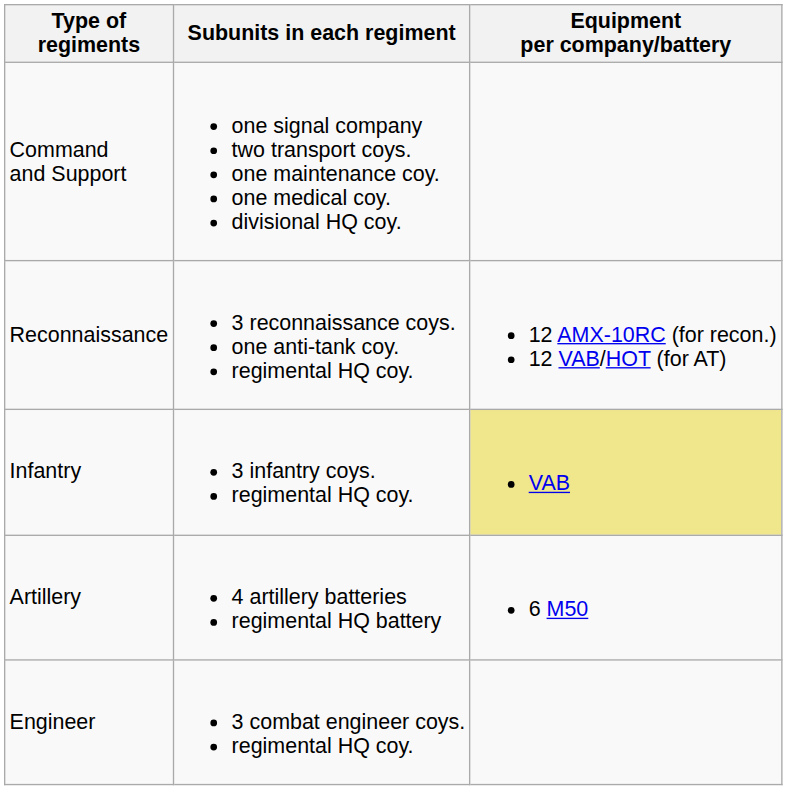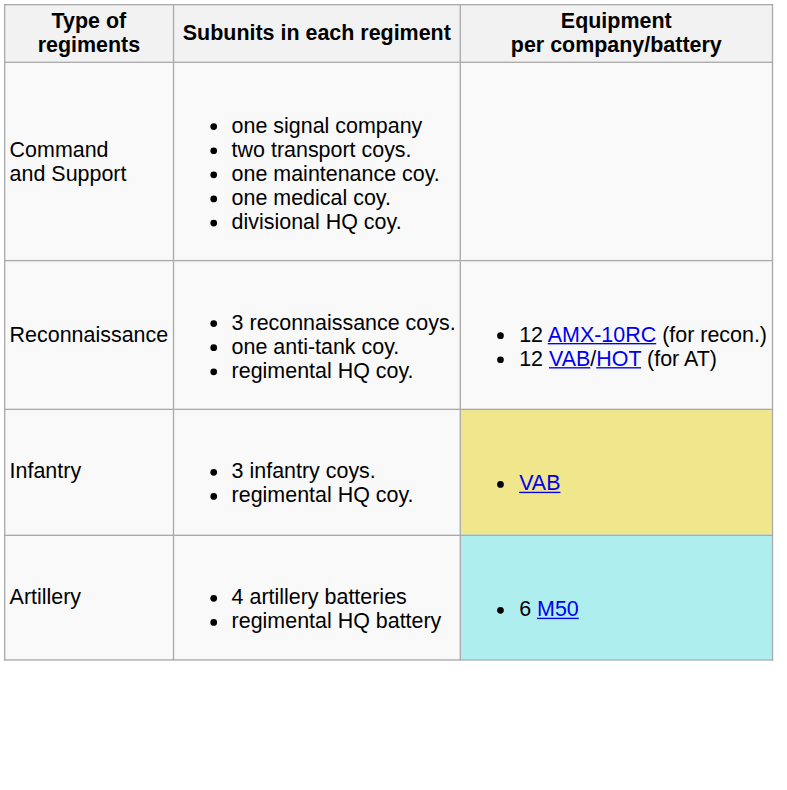(626, 609) no background -> (616, 609) paleturquoise background
- row: (53, 722)
